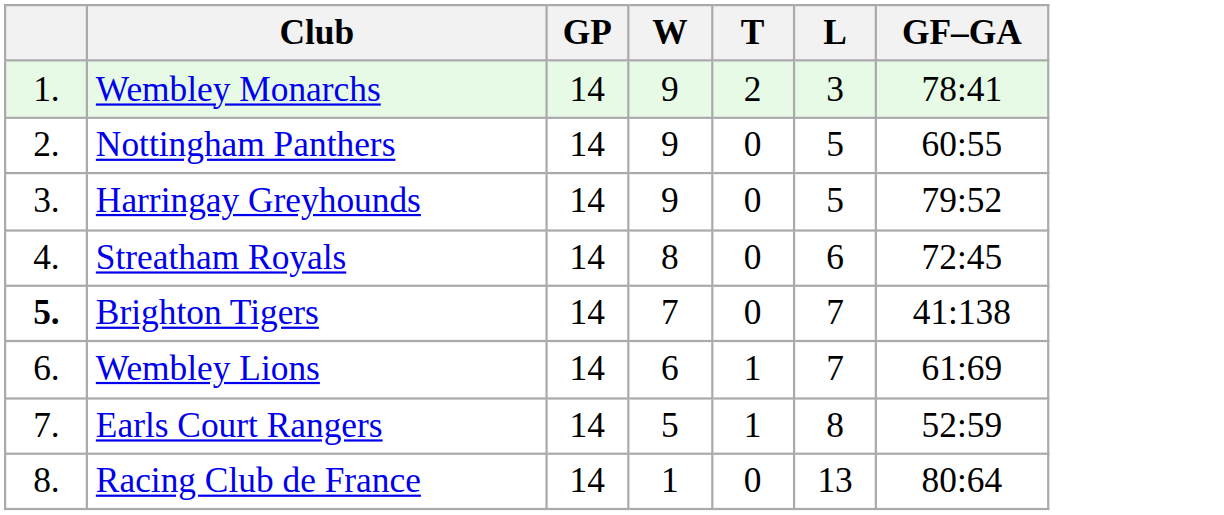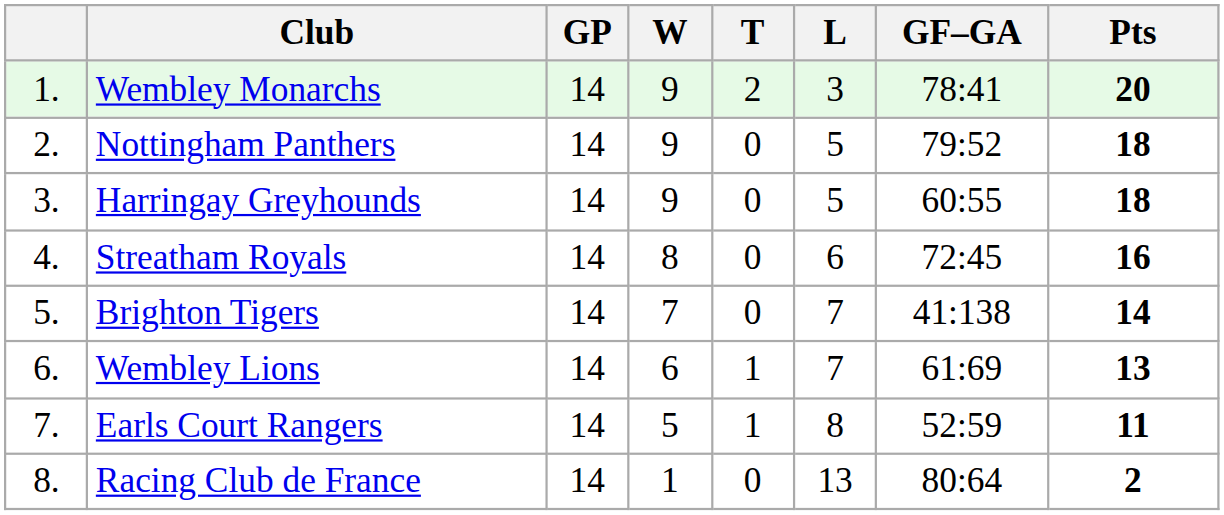+ column: (1133, 32)
(962, 144) 60:55 -> (962, 144) 79:52
(962, 200) 79:52 -> (962, 200) 60:55
(46, 312) bold -> (46, 312) normal
